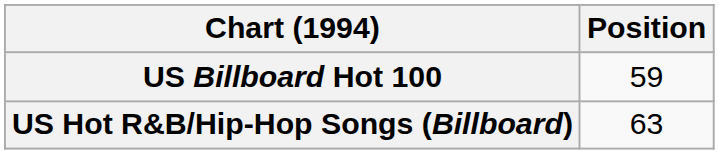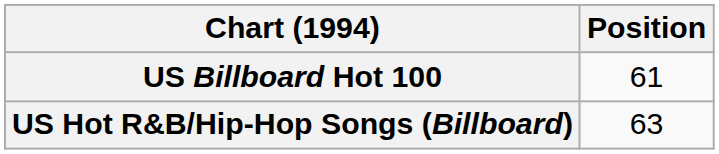(647, 76) 59 -> (647, 76) 61
